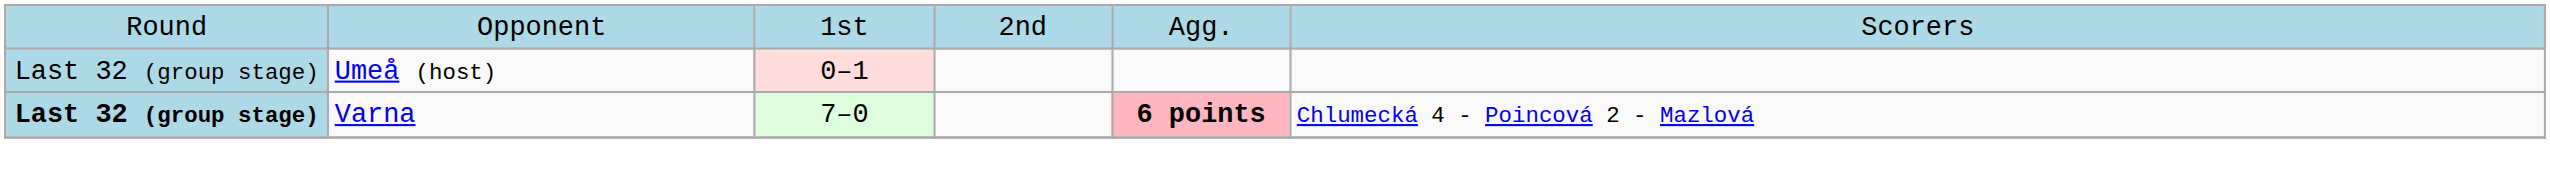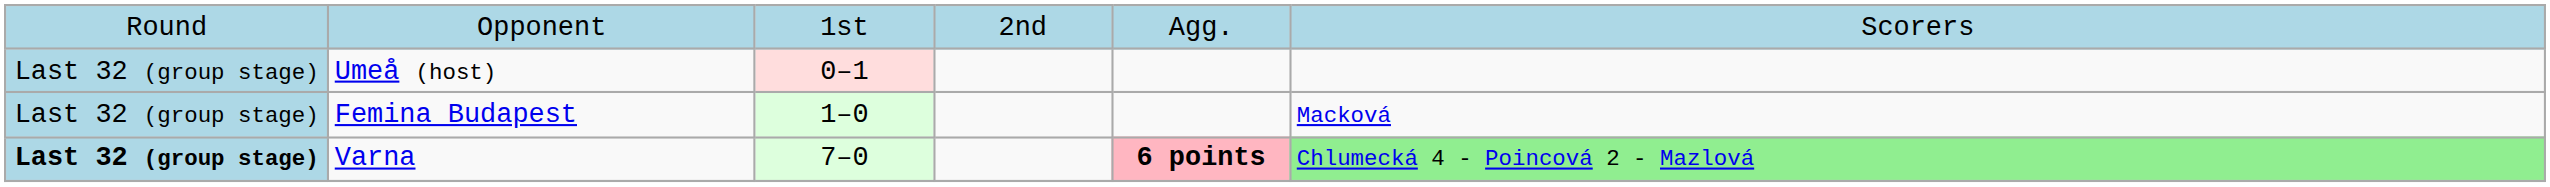+ row: (456, 115)
(1525, 116) no background -> (1525, 160) lightgreen background
